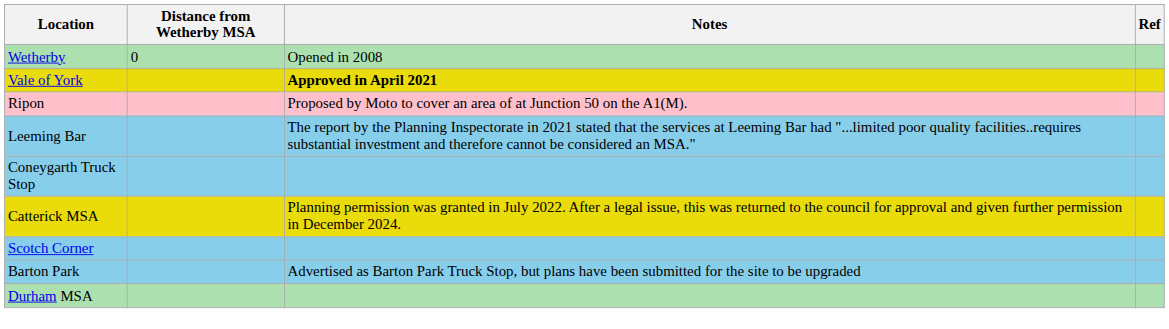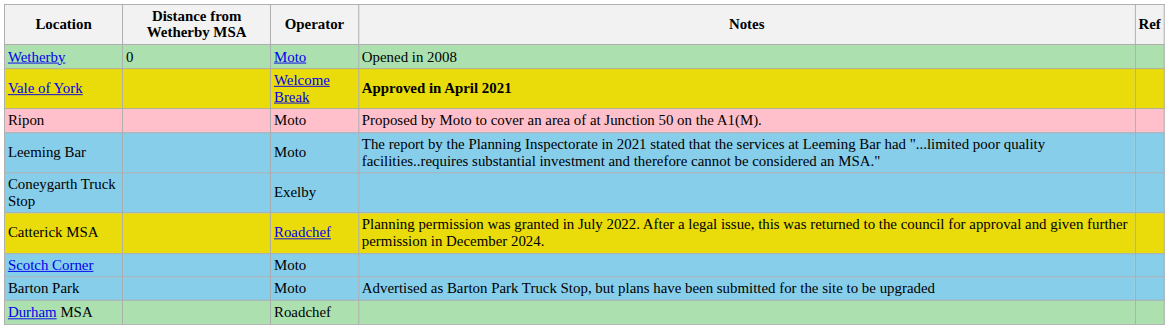+ column: (314, 24)
